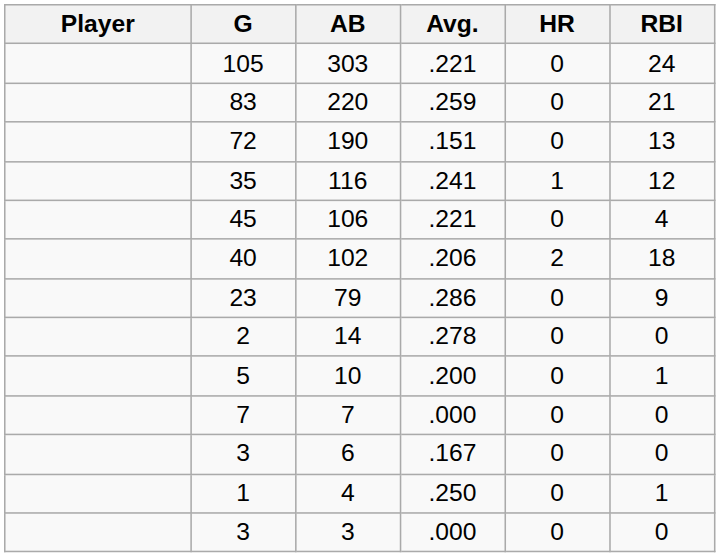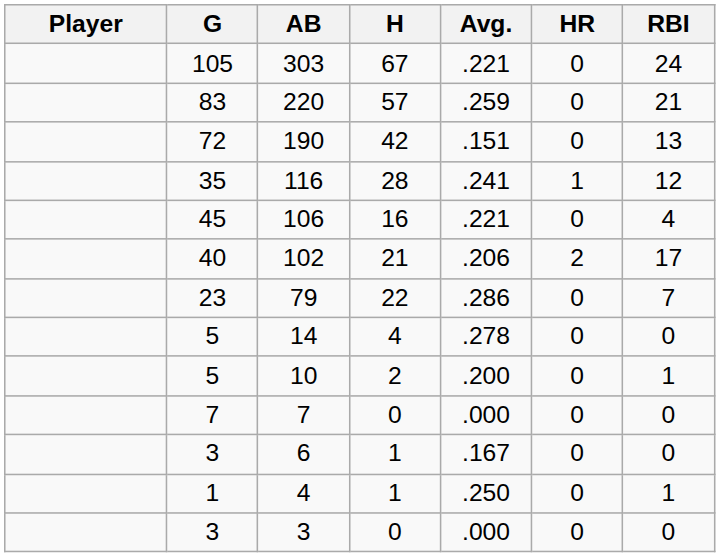+ column: (395, 24)
(662, 258) 18 -> (668, 258) 17
(662, 297) 9 -> (668, 297) 7
(243, 336) 2 -> (212, 336) 5
